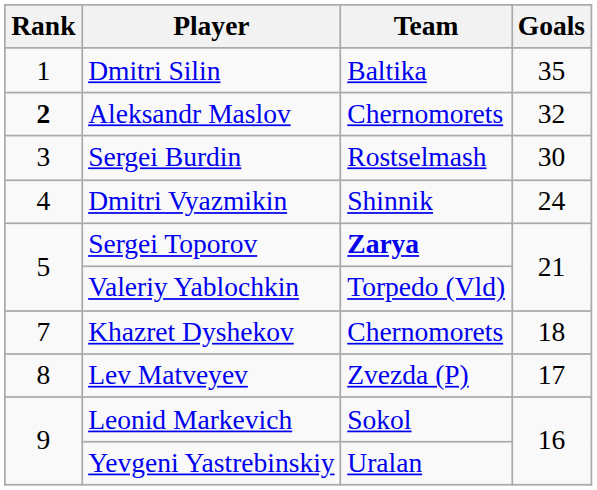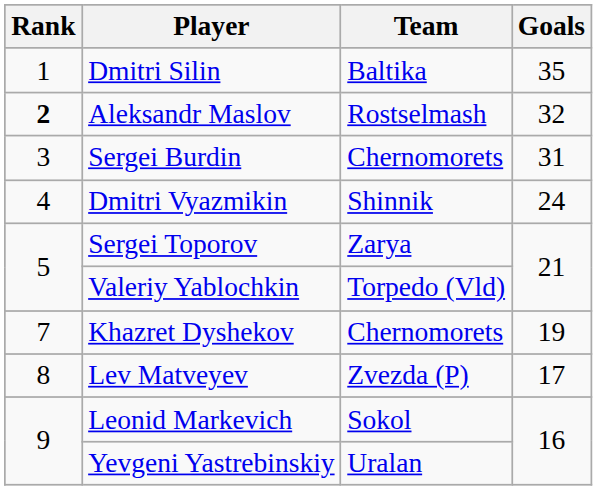(425, 113) Chernomorets -> (417, 113) Rostselmash
(417, 157) Rostselmash -> (425, 157) Chernomorets
(551, 157) 30 -> (551, 157) 31
(383, 244) bold -> (379, 244) normal
(551, 331) 18 -> (551, 331) 19
